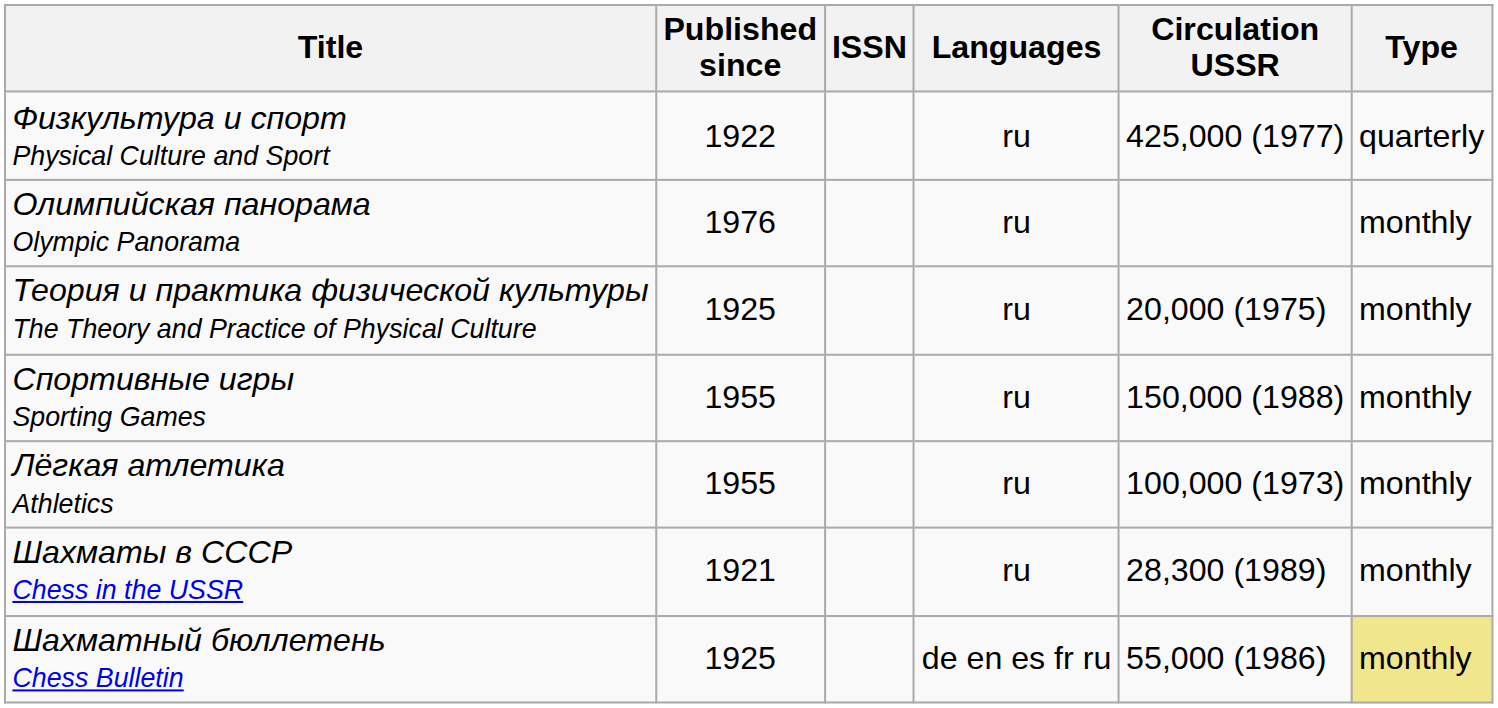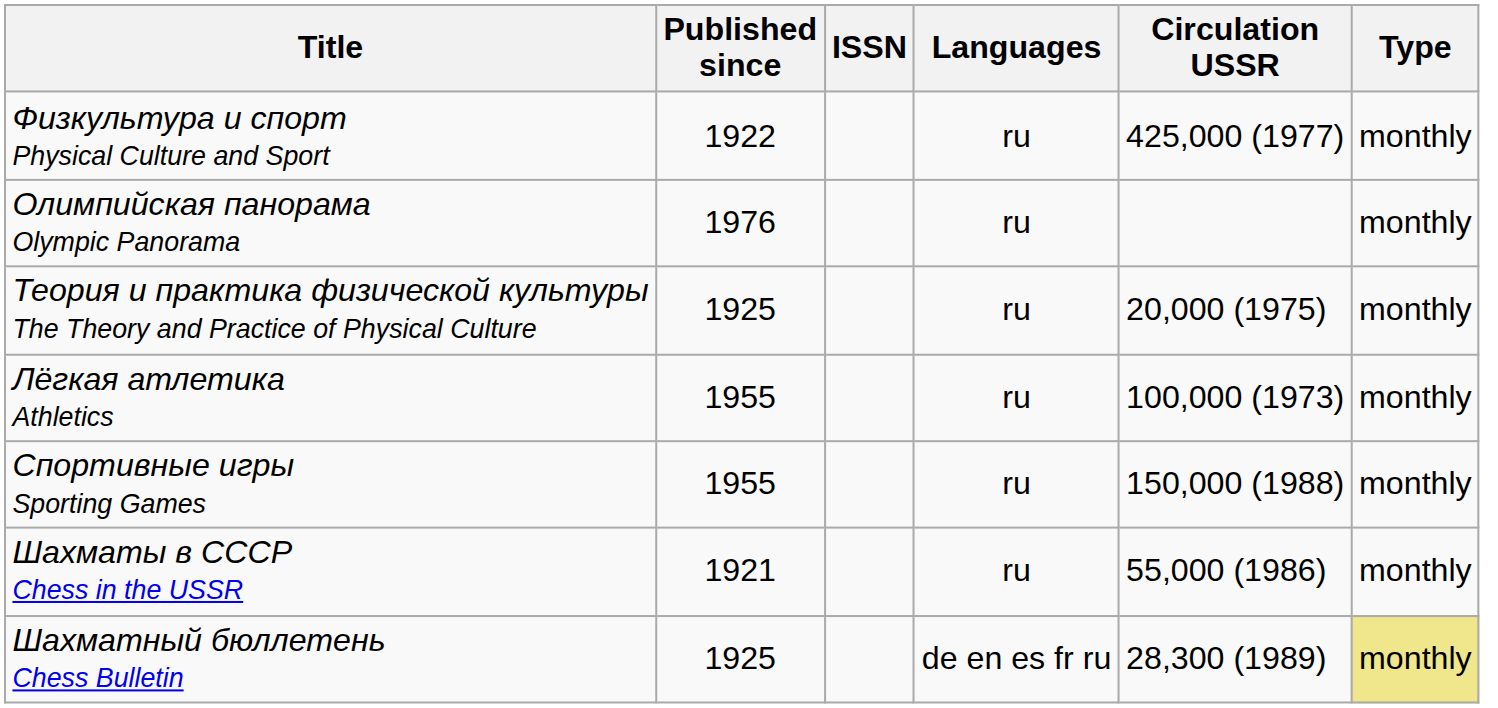(1422, 135) quarterly -> (1415, 135) monthly
rows swapped: (153, 396) <-> (149, 484)
(1226, 571) 28,300 (1989) -> (1226, 571) 55,000 (1986)
(1226, 658) 55,000 (1986) -> (1226, 658) 28,300 (1989)
